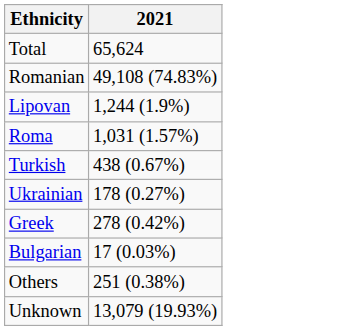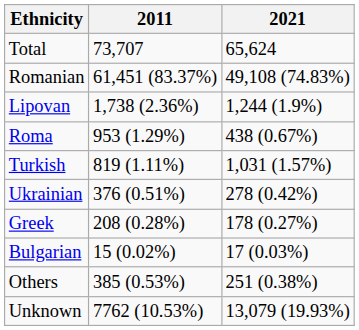+ column: (155, 19)
(146, 135) 1,031 (1.57%) -> (272, 135) 438 (0.67%)
(139, 164) 438 (0.67%) -> (278, 164) 1,031 (1.57%)
(139, 194) 178 (0.27%) -> (272, 194) 278 (0.42%)
(139, 223) 278 (0.42%) -> (272, 223) 178 (0.27%)
